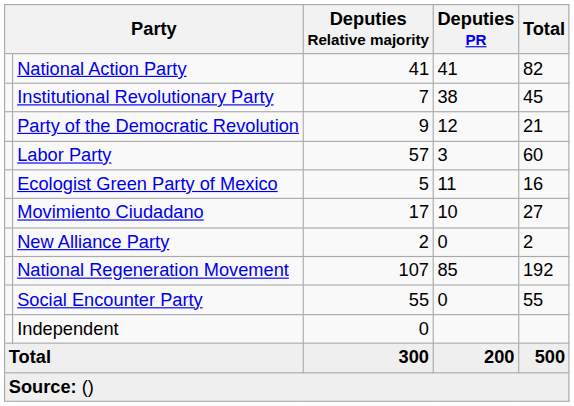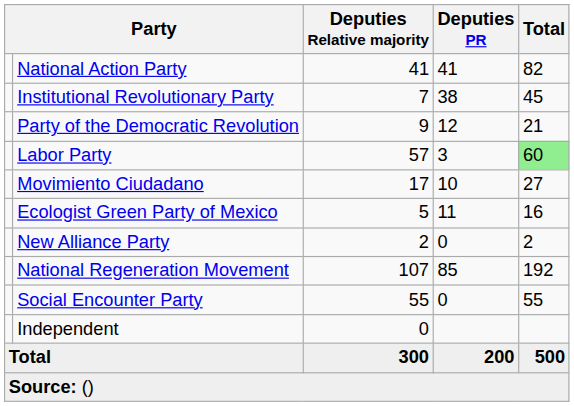(533, 155) no background -> (533, 155) lightgreen background
rows swapped: (147, 184) <-> (110, 213)
